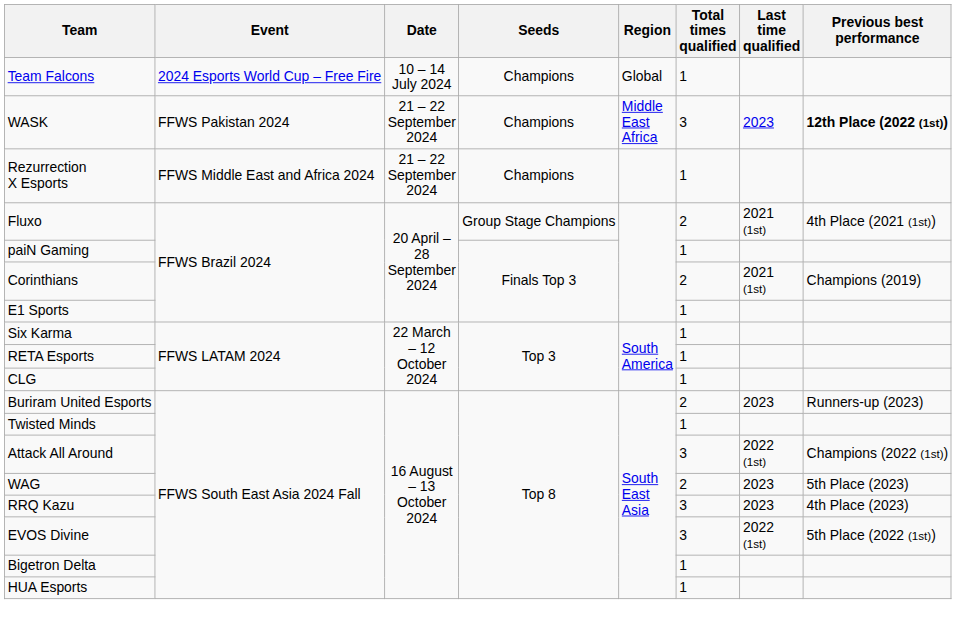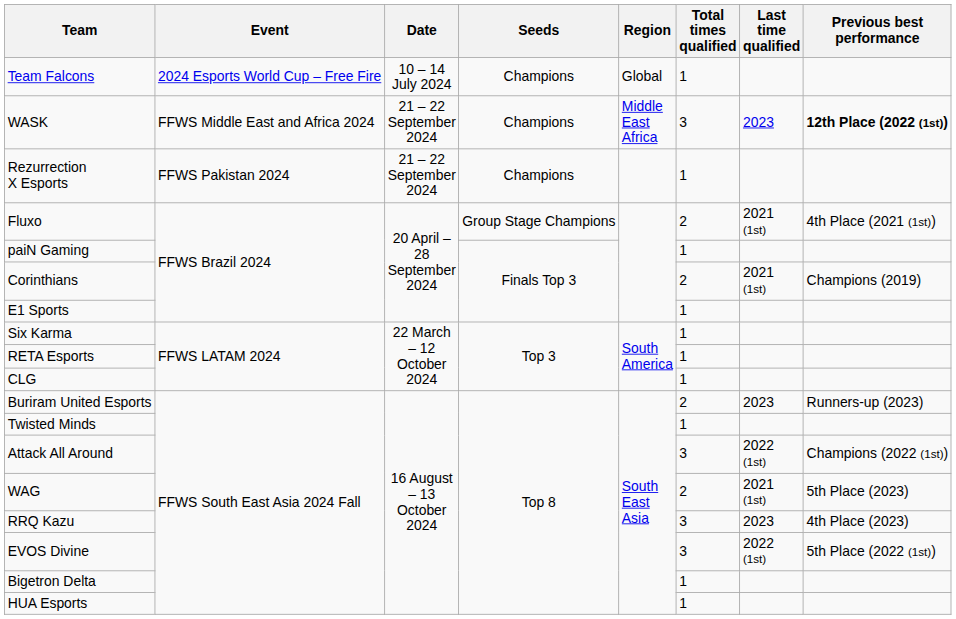(224, 122) FFWS Pakistan 2024 -> (266, 122) FFWS Middle East and Africa 2024
(266, 175) FFWS Middle East and Africa 2024 -> (224, 175) FFWS Pakistan 2024
(758, 484) 2023 -> (758, 491) 2021 (1st)
